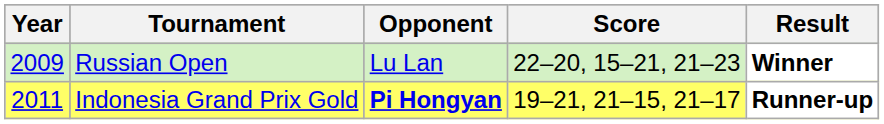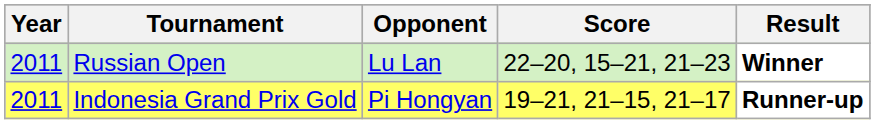(37, 62) 2009 -> (36, 62) 2011
(436, 100) bold -> (430, 100) normal
